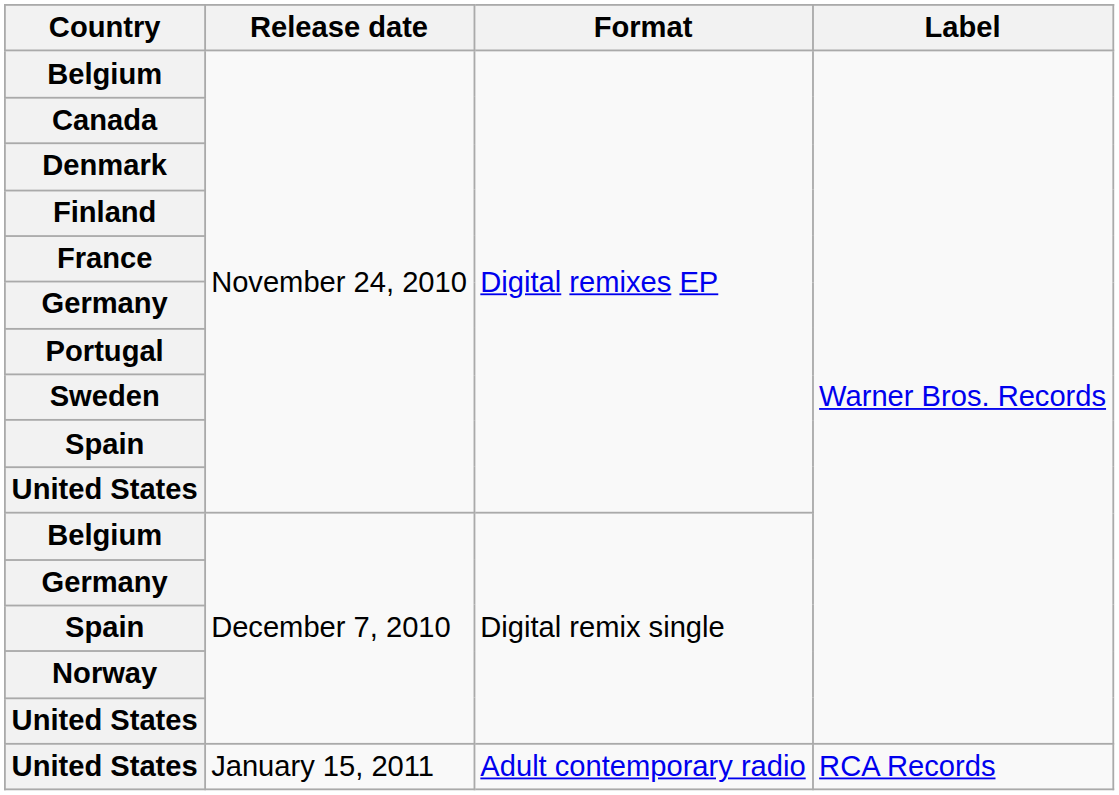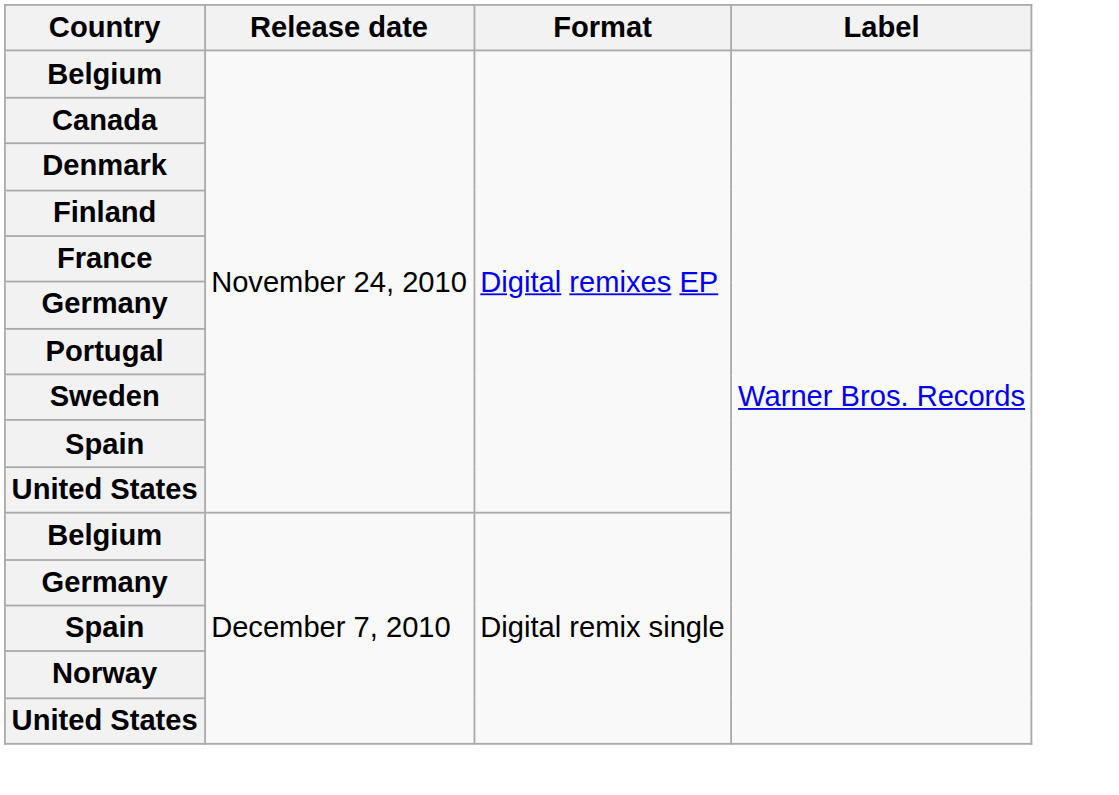- row: (323, 766)
